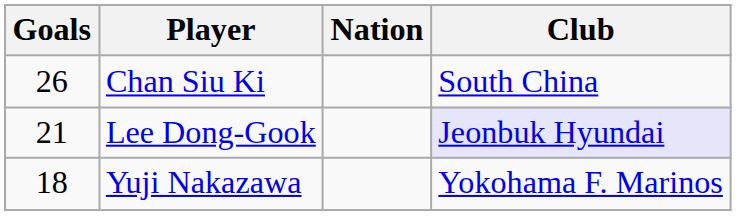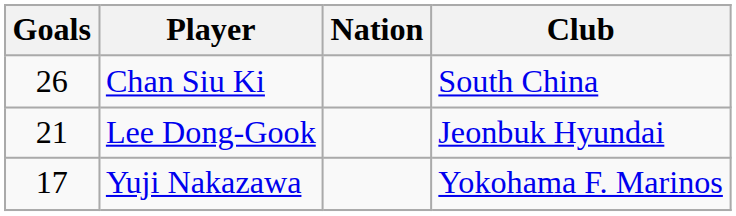(551, 132) lavender background -> (551, 132) no background
(52, 183) 18 -> (52, 183) 17
